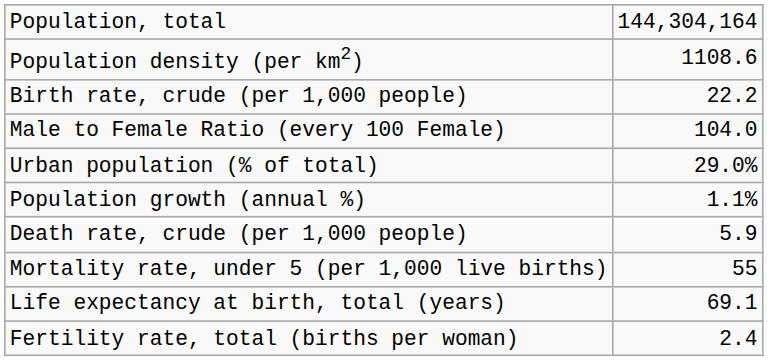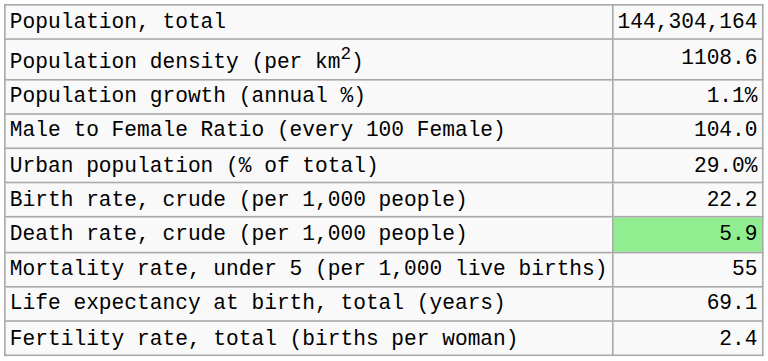rows swapped: (188, 200) <-> (239, 97)
(738, 235) no background -> (738, 235) lightgreen background
